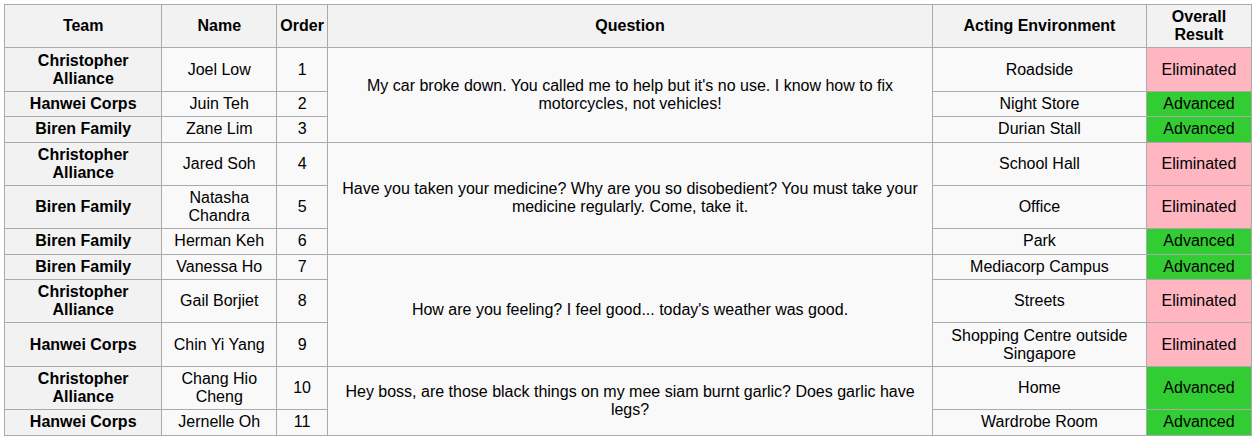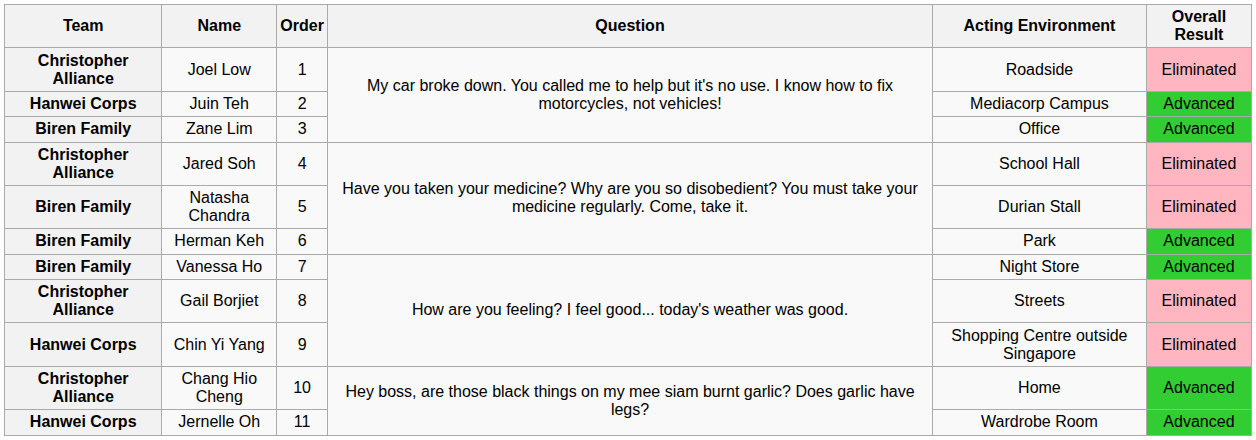(1039, 103) Night Store -> (1039, 103) Mediacorp Campus
(1039, 129) Durian Stall -> (1039, 129) Office
(1039, 207) Office -> (1039, 207) Durian Stall
(1039, 266) Mediacorp Campus -> (1039, 266) Night Store
